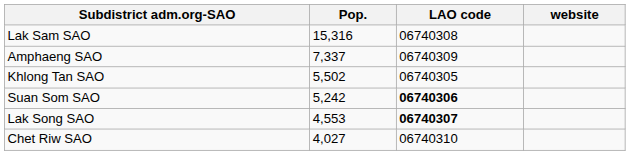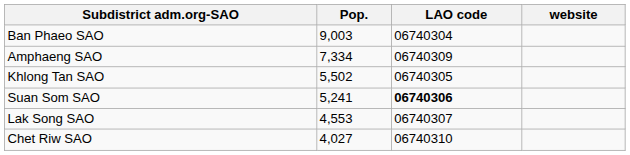- row: (49, 35)
+ row: (56, 35)
(329, 56) 7,337 -> (336, 56) 7,334
(329, 98) 5,242 -> (336, 98) 5,241
(429, 118) bold -> (423, 118) normal
